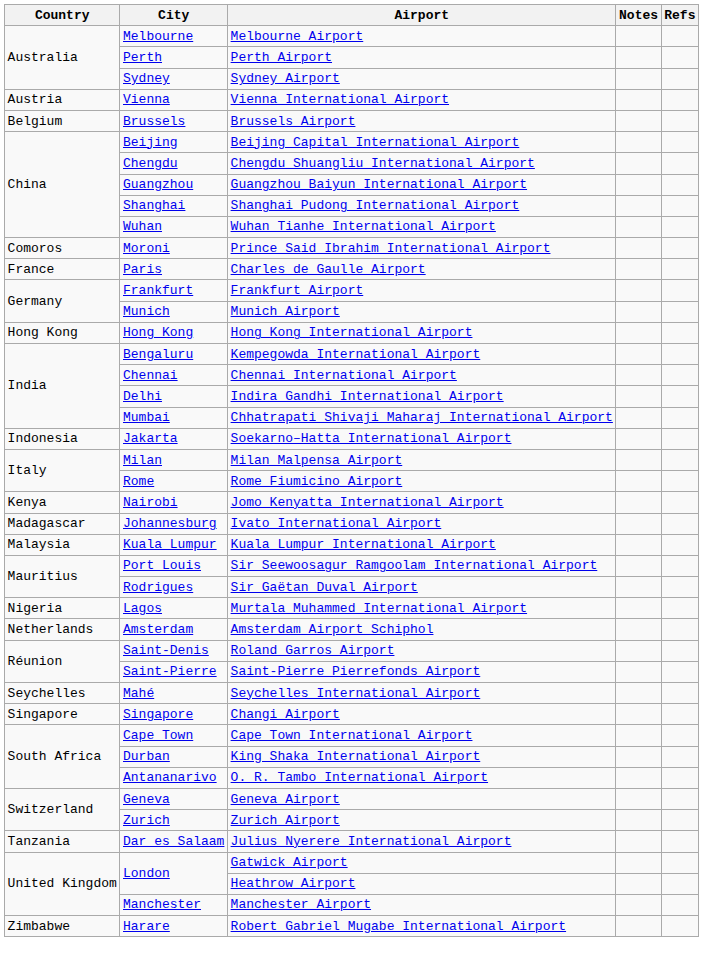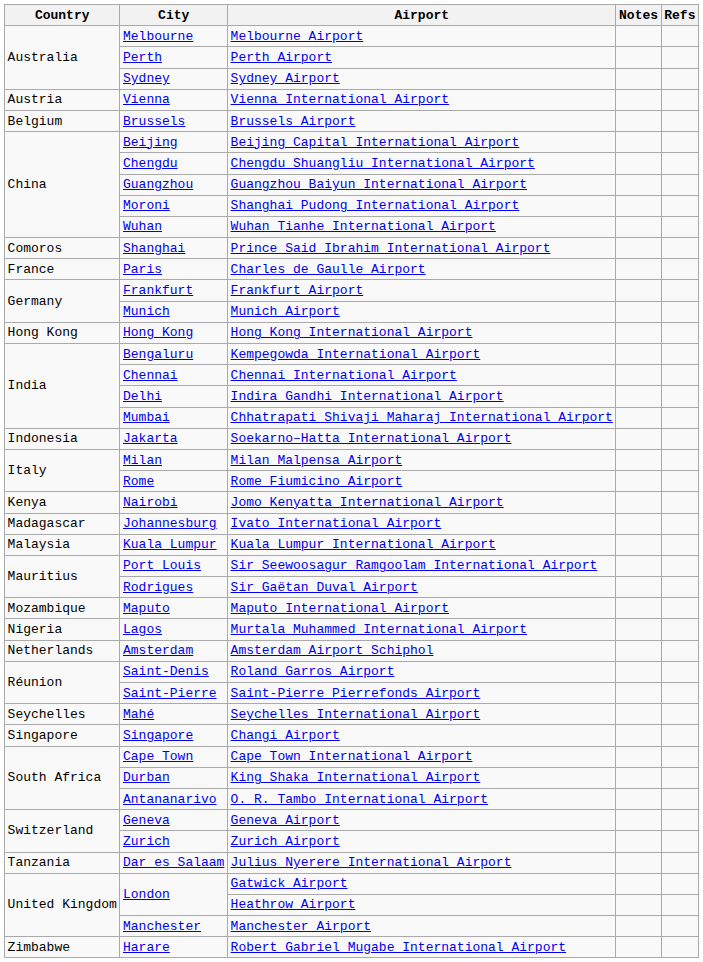(154, 206) Shanghai -> (146, 206) Moroni
(146, 248) Moroni -> (154, 248) Shanghai
+ row: (340, 608)
